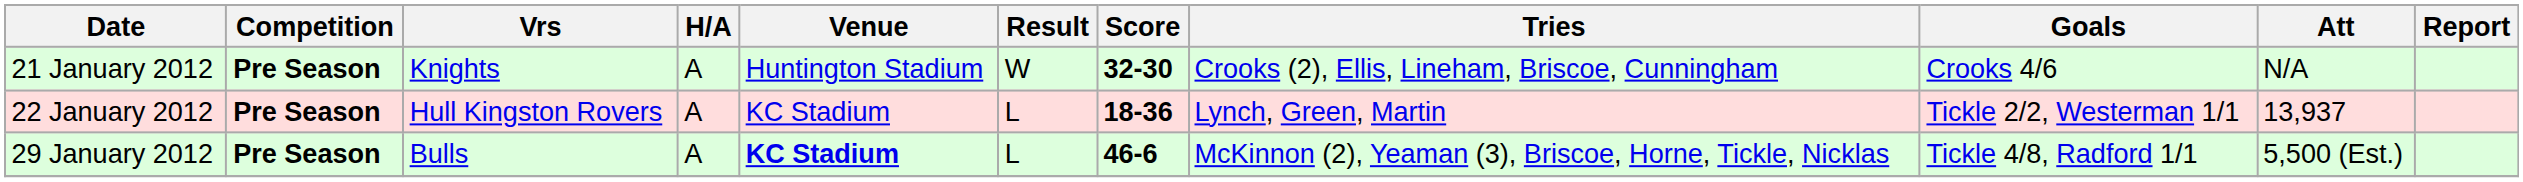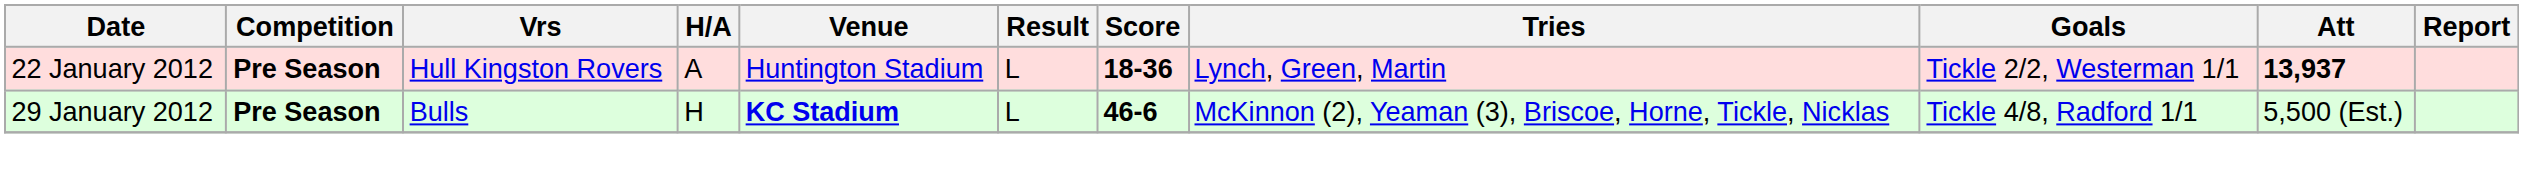- row: (112, 69)
(818, 111) KC Stadium -> (864, 69) Huntington Stadium
(2305, 111) normal -> (2305, 69) bold
(693, 154) A -> (694, 111) H
